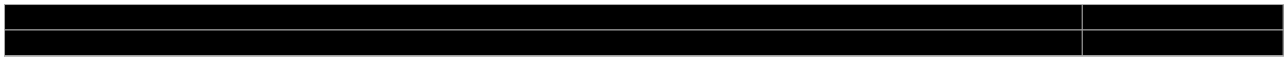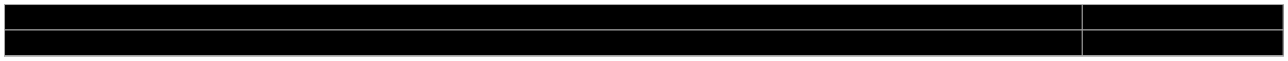rows swapped: (544, 17) <-> (544, 42)
